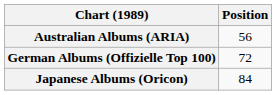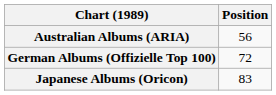(245, 79) 84 -> (245, 79) 83
